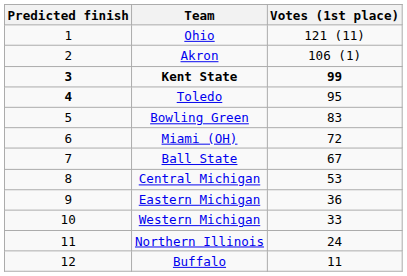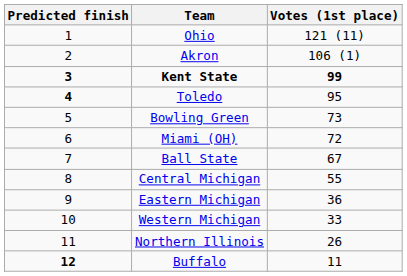(335, 118) 83 -> (335, 118) 73
(335, 179) 53 -> (335, 179) 55
(335, 241) 24 -> (335, 241) 26
(68, 261) normal -> (68, 261) bold
